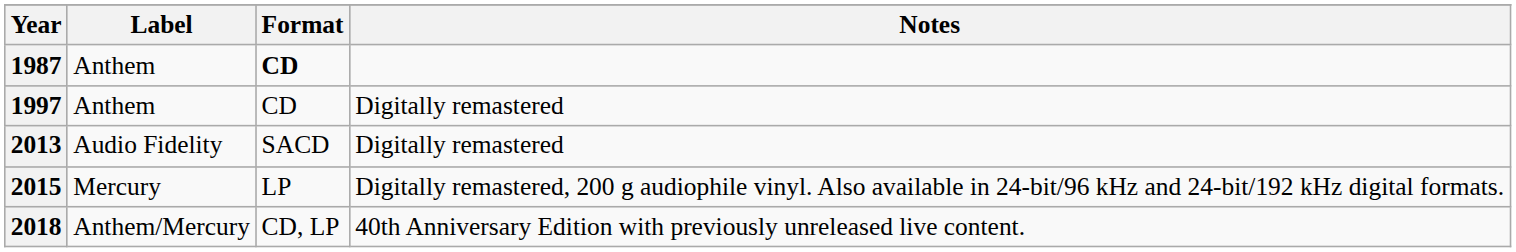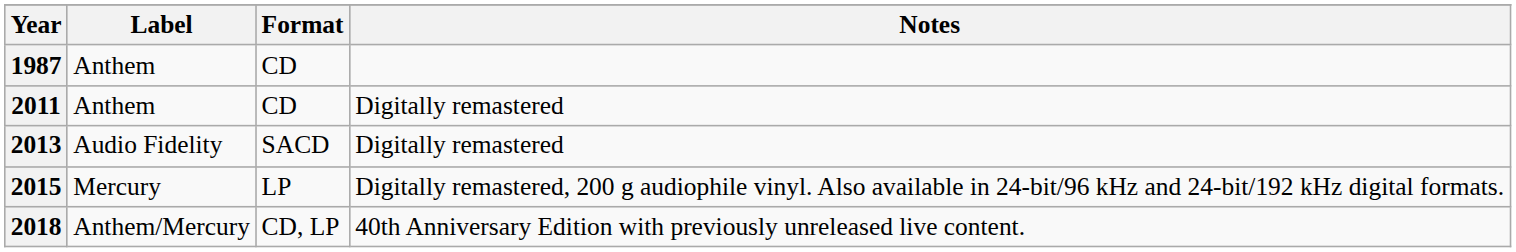(280, 65) bold -> (279, 65) normal
- row: (36, 105)
+ row: (36, 105)
